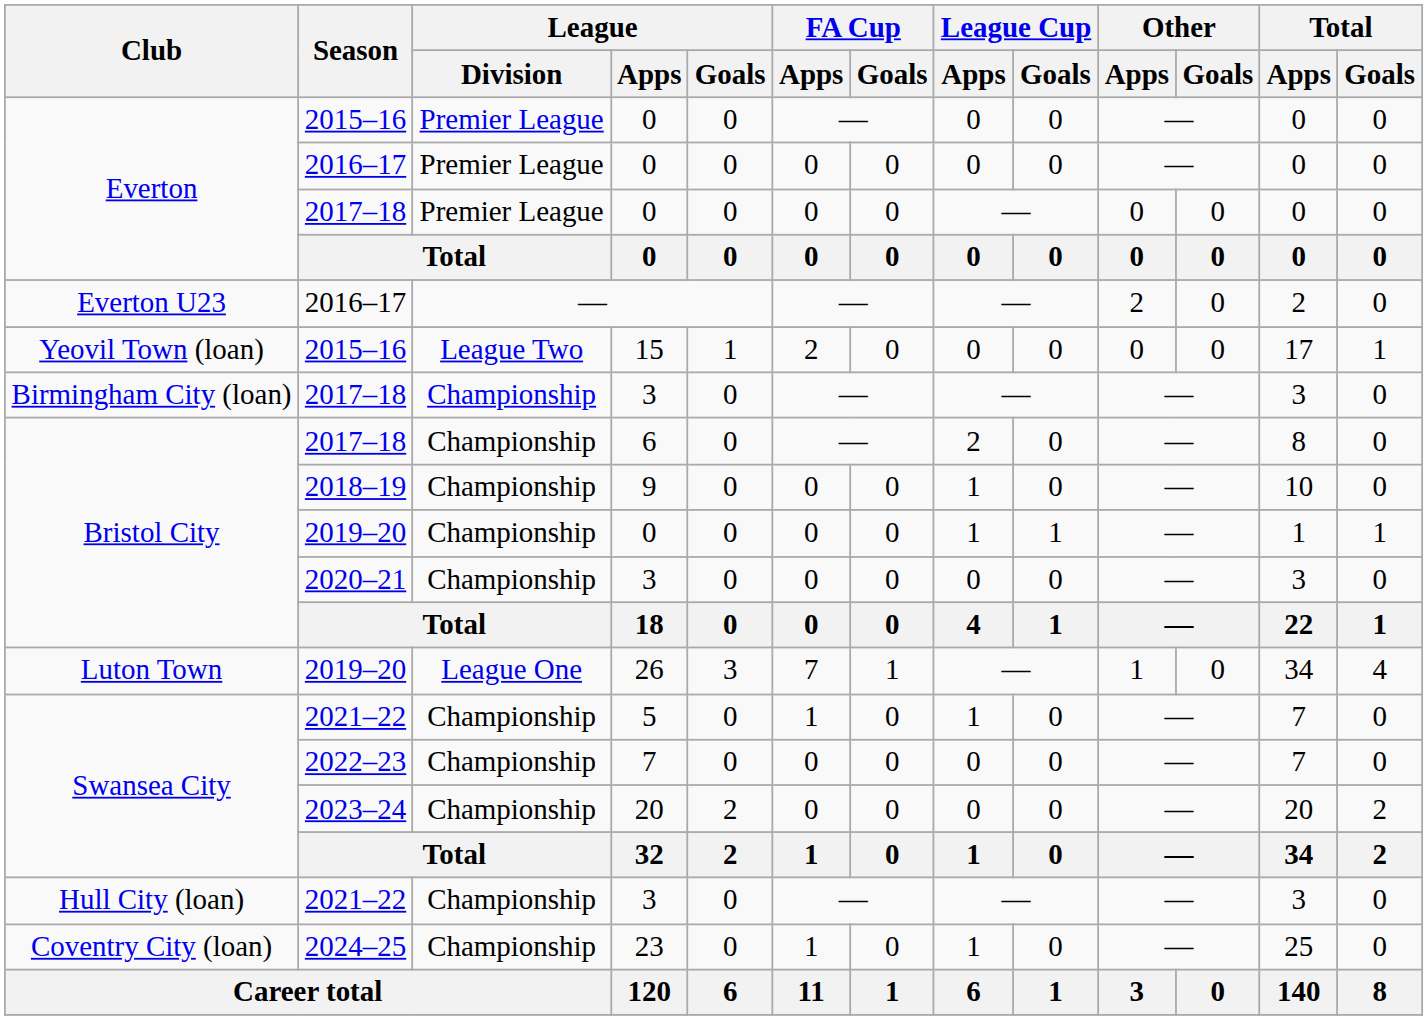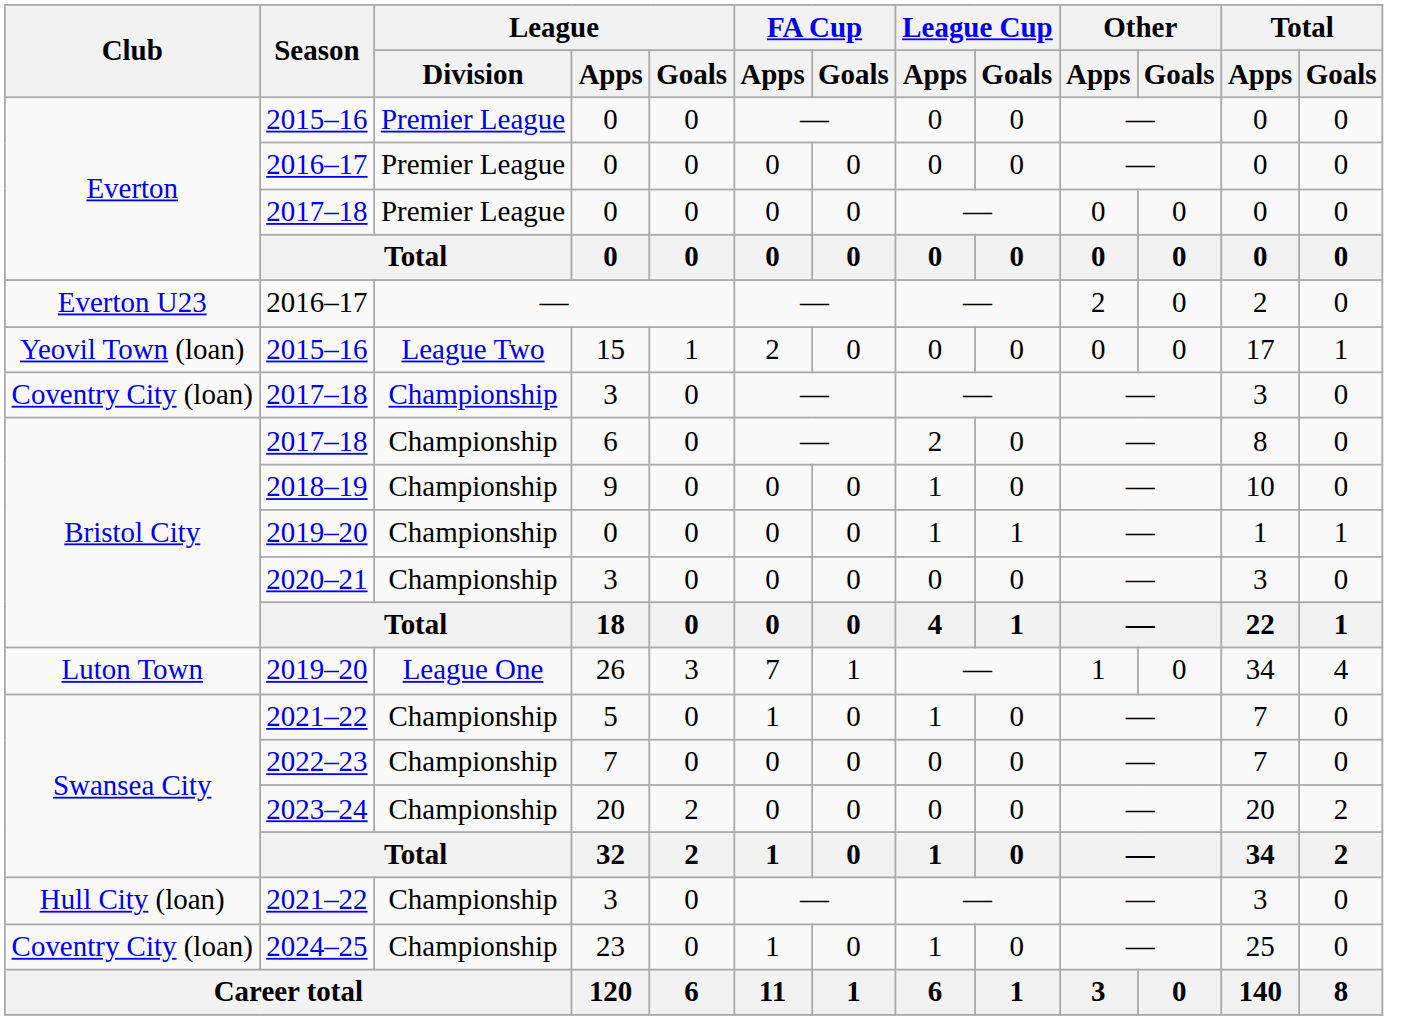(152, 394) Birmingham City (loan) -> (132, 394) Coventry City (loan)
